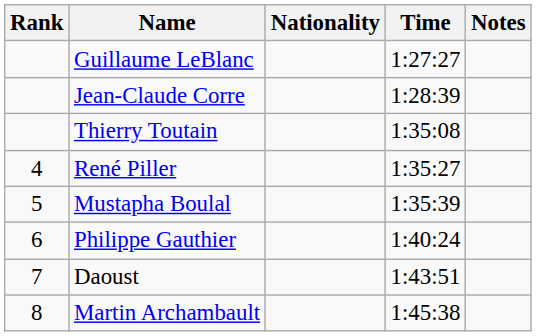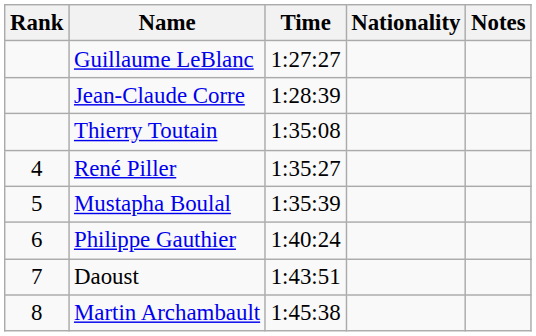columns swapped: (325, 22) <-> (426, 22)
